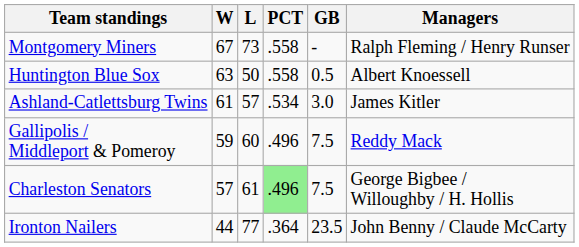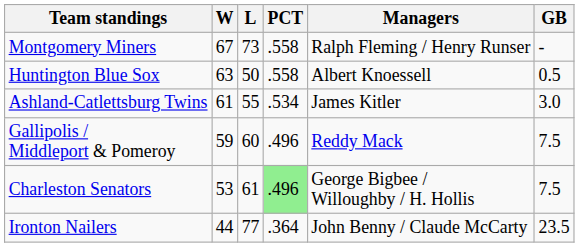columns swapped: (327, 18) <-> (460, 18)
(251, 103) 57 -> (251, 103) 55
(225, 189) 57 -> (225, 189) 53
